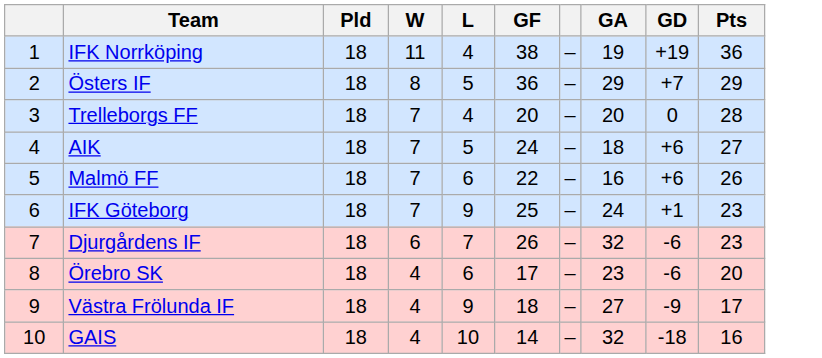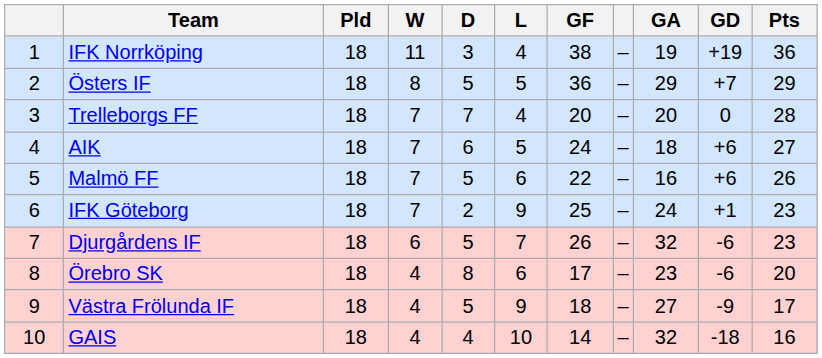+ column: (468, 20)
